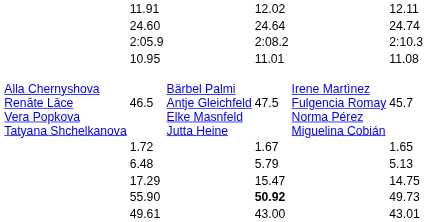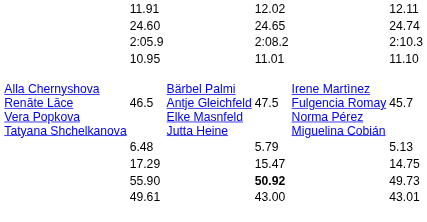(270, 25) 24.64 -> (270, 25) 24.65
(404, 59) 11.08 -> (404, 59) 11.10
- row: (142, 147)
